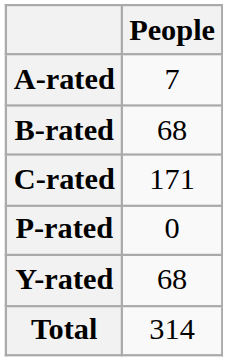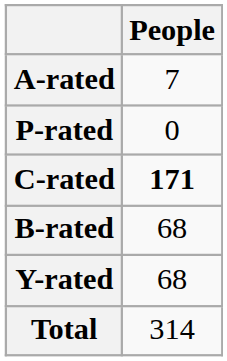rows swapped: (64, 129) <-> (64, 229)
(172, 179) normal -> (172, 179) bold
